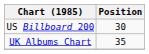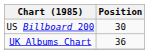(120, 41) 35 -> (120, 41) 36
